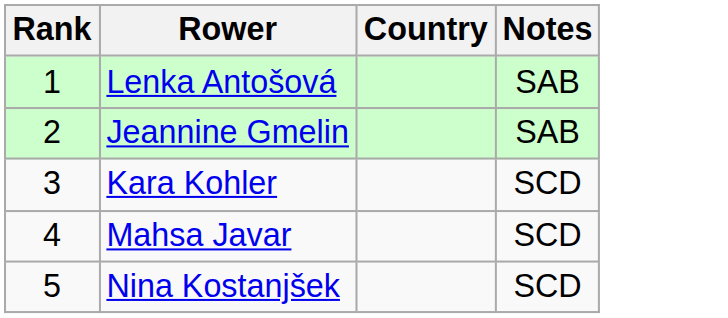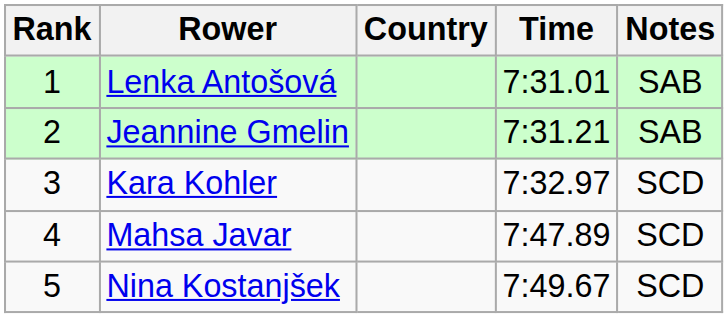+ column: (557, 30)
